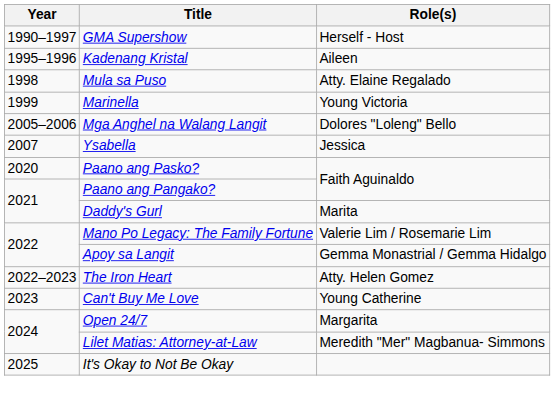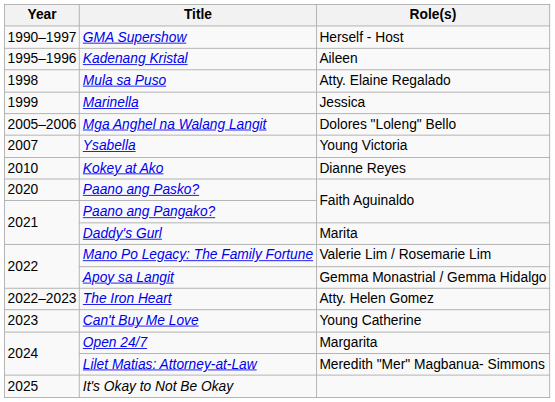(363, 102) Young Victoria -> (342, 102) Jessica
(342, 146) Jessica -> (363, 146) Young Victoria
+ row: (123, 168)
